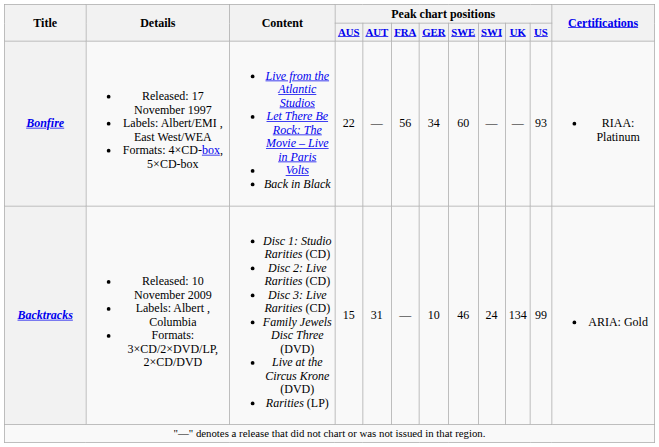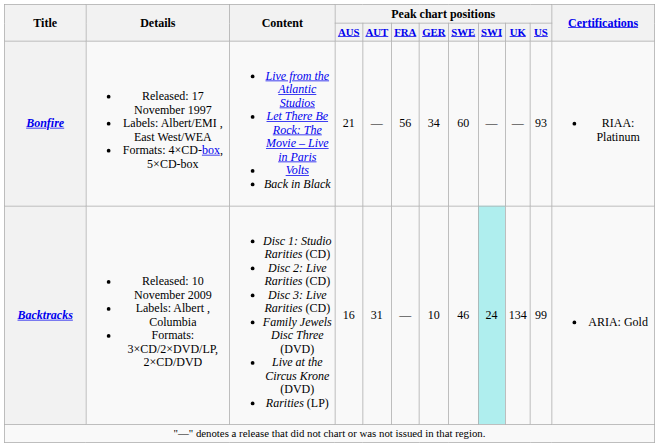(349, 123) 22 -> (349, 123) 21
(349, 315) 15 -> (349, 315) 16
(492, 315) no background -> (492, 315) paleturquoise background
